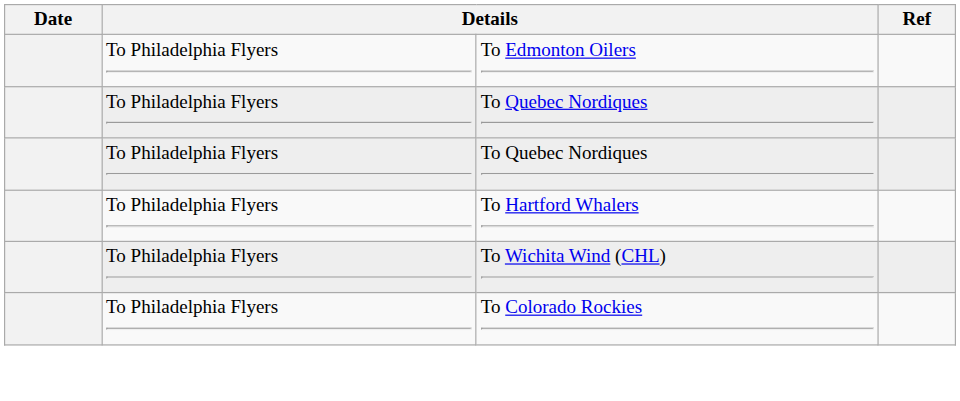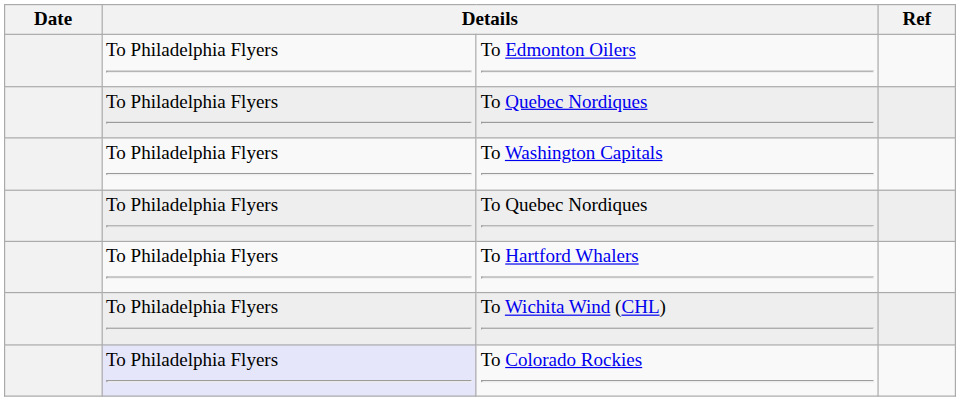+ row: (53, 164)
(289, 314) no background -> (289, 366) lavender background
